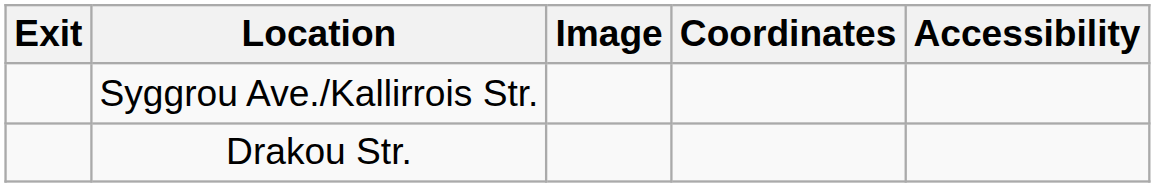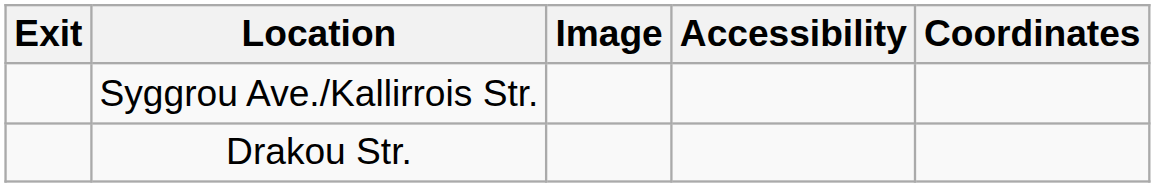columns swapped: (1027, 33) <-> (788, 33)
